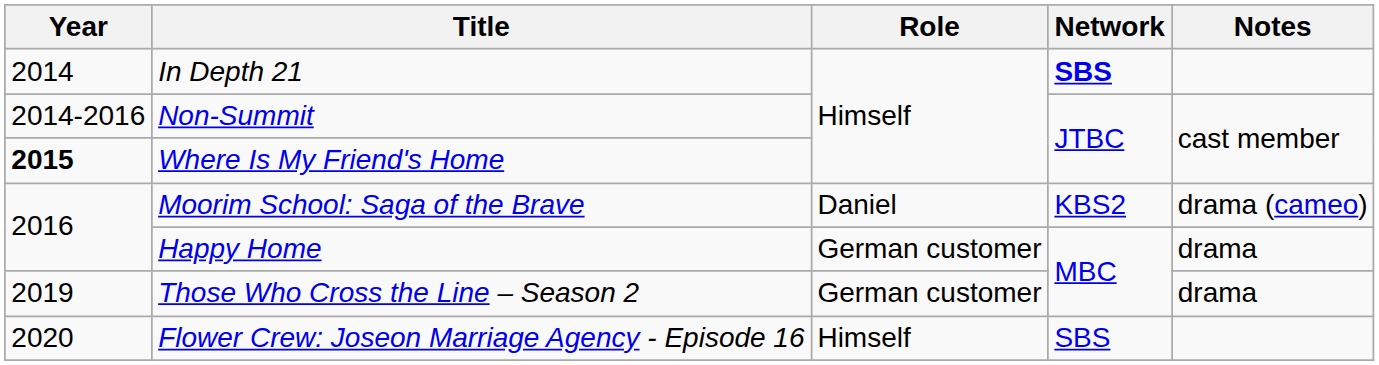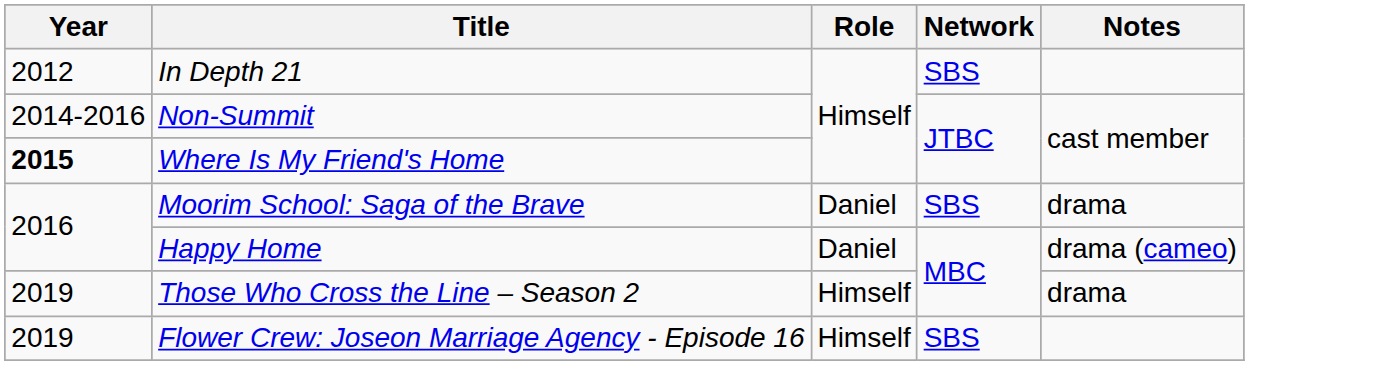(42, 71) 2014 -> (42, 71) 2012
(1083, 71) bold -> (952, 71) normal
(1090, 204) KBS2 -> (952, 204) SBS
(1273, 204) drama (cameo) -> (1087, 204) drama
(929, 248) German customer -> (857, 248) Daniel
(1217, 248) drama -> (1142, 248) drama (cameo)
(929, 293) German customer -> (864, 293) Himself
(42, 337) 2020 -> (42, 337) 2019
